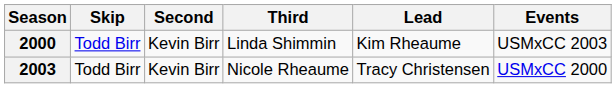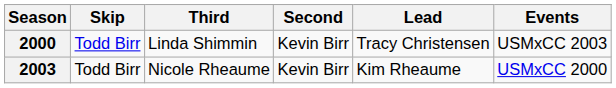columns swapped: (288, 17) <-> (184, 17)
(409, 43) Kim Rheaume -> (423, 43) Tracy Christensen
(423, 69) Tracy Christensen -> (409, 69) Kim Rheaume
